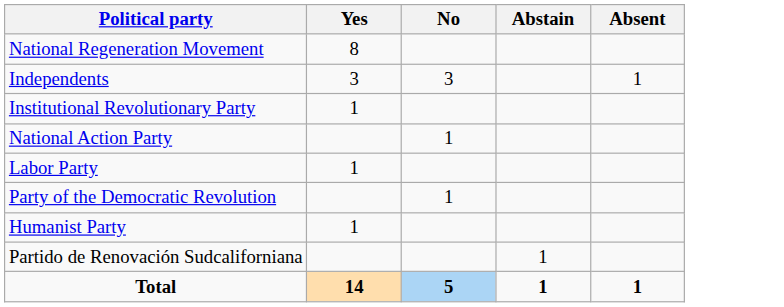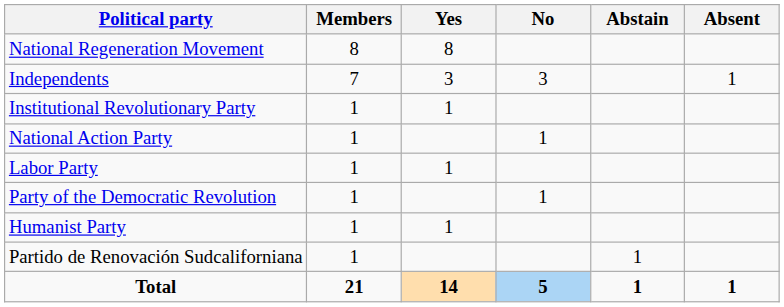+ column: (354, 19)
